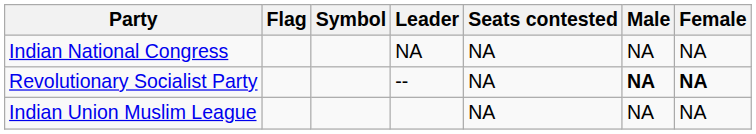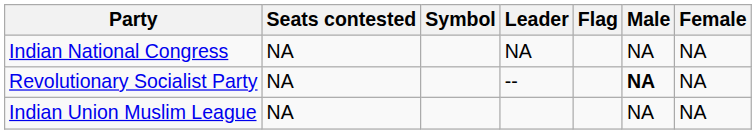columns swapped: (287, 19) <-> (543, 19)
(693, 81) bold -> (693, 81) normal
